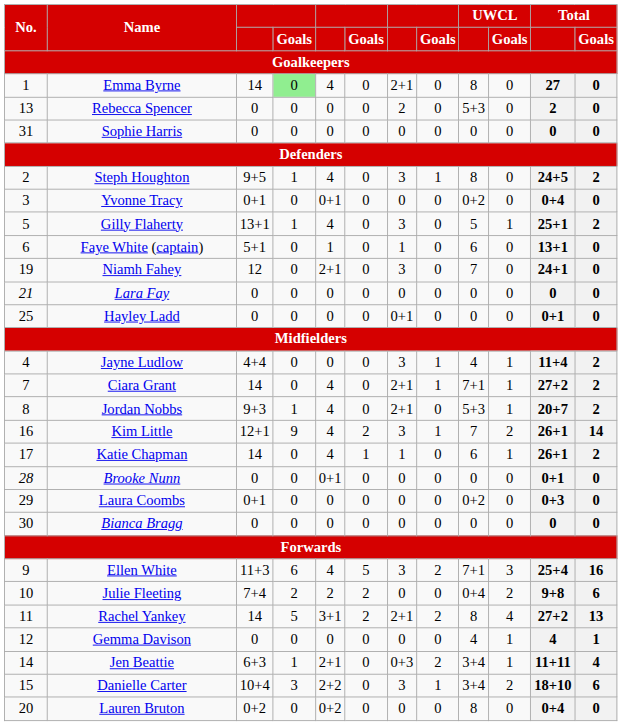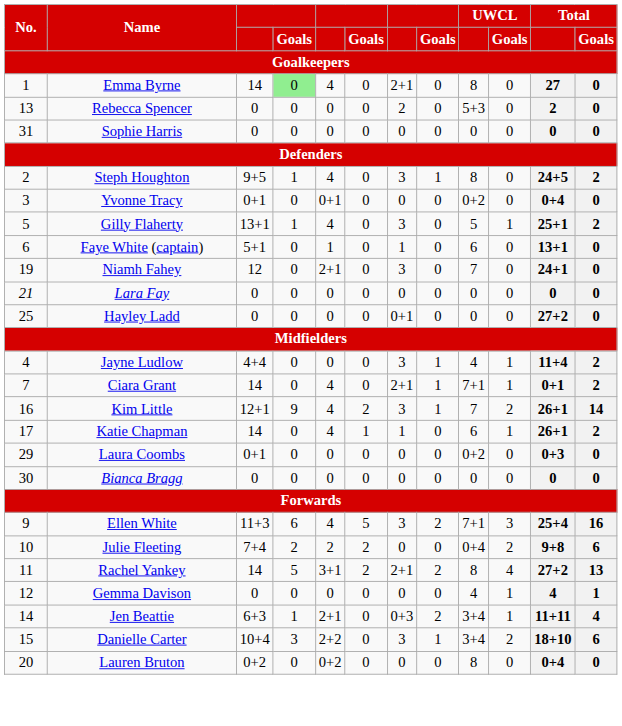(553, 316) 0+1 -> (553, 316) 27+2
(553, 385) 27+2 -> (553, 385) 0+1
- row: (142, 408)
- row: (142, 477)
